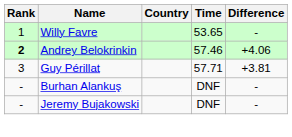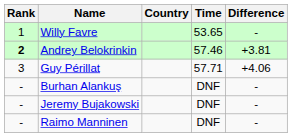(256, 50) +4.06 -> (256, 50) +3.81
(256, 68) +3.81 -> (256, 68) +4.06
+ row: (84, 123)
